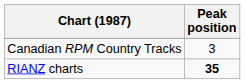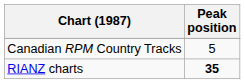(212, 48) 3 -> (212, 48) 5
